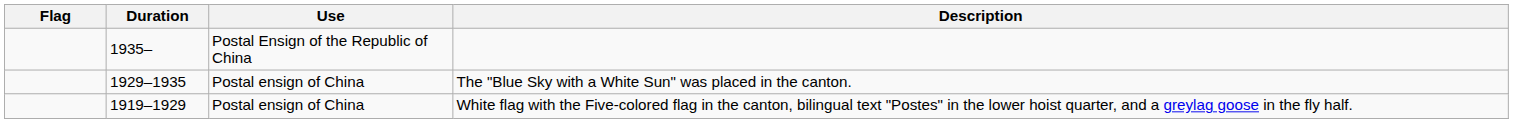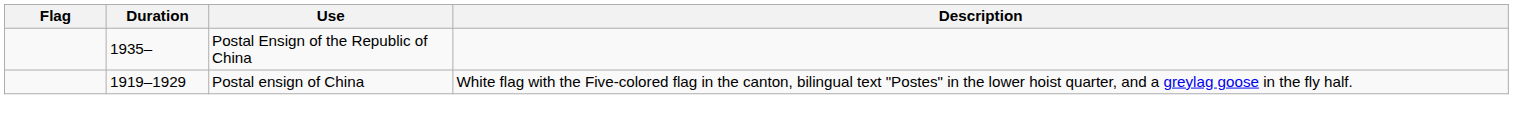- row: (654, 81)
